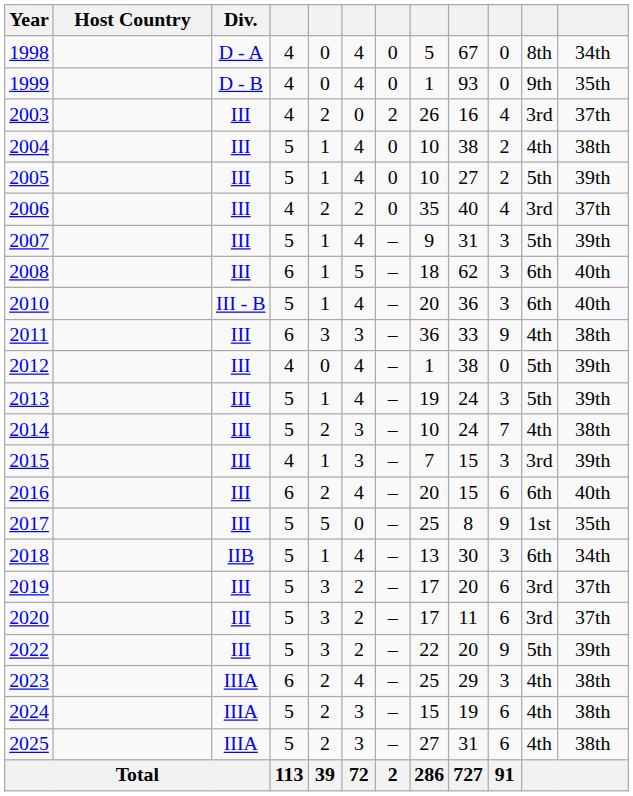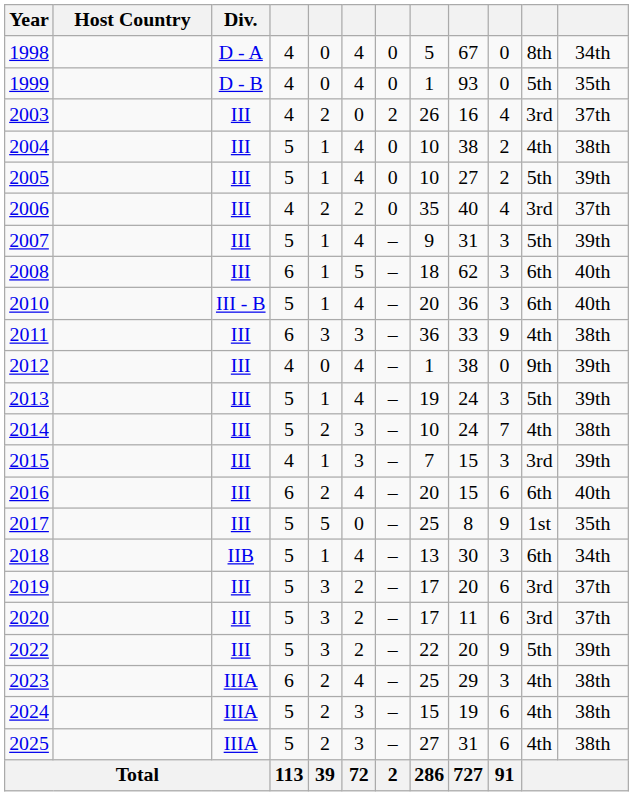(539, 83) 9th -> (539, 83) 5th
(539, 366) 5th -> (539, 366) 9th
